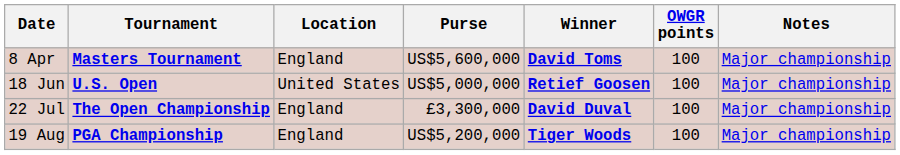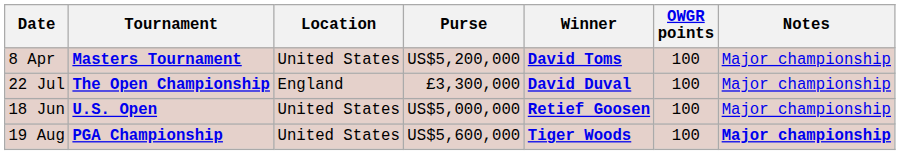(310, 61) England -> (339, 61) United States
(464, 61) US$5,600,000 -> (464, 61) US$5,200,000
rows swapped: (37, 86) <-> (37, 111)
(310, 137) England -> (339, 137) United States
(464, 137) US$5,200,000 -> (464, 137) US$5,600,000
(806, 137) normal -> (806, 137) bold
